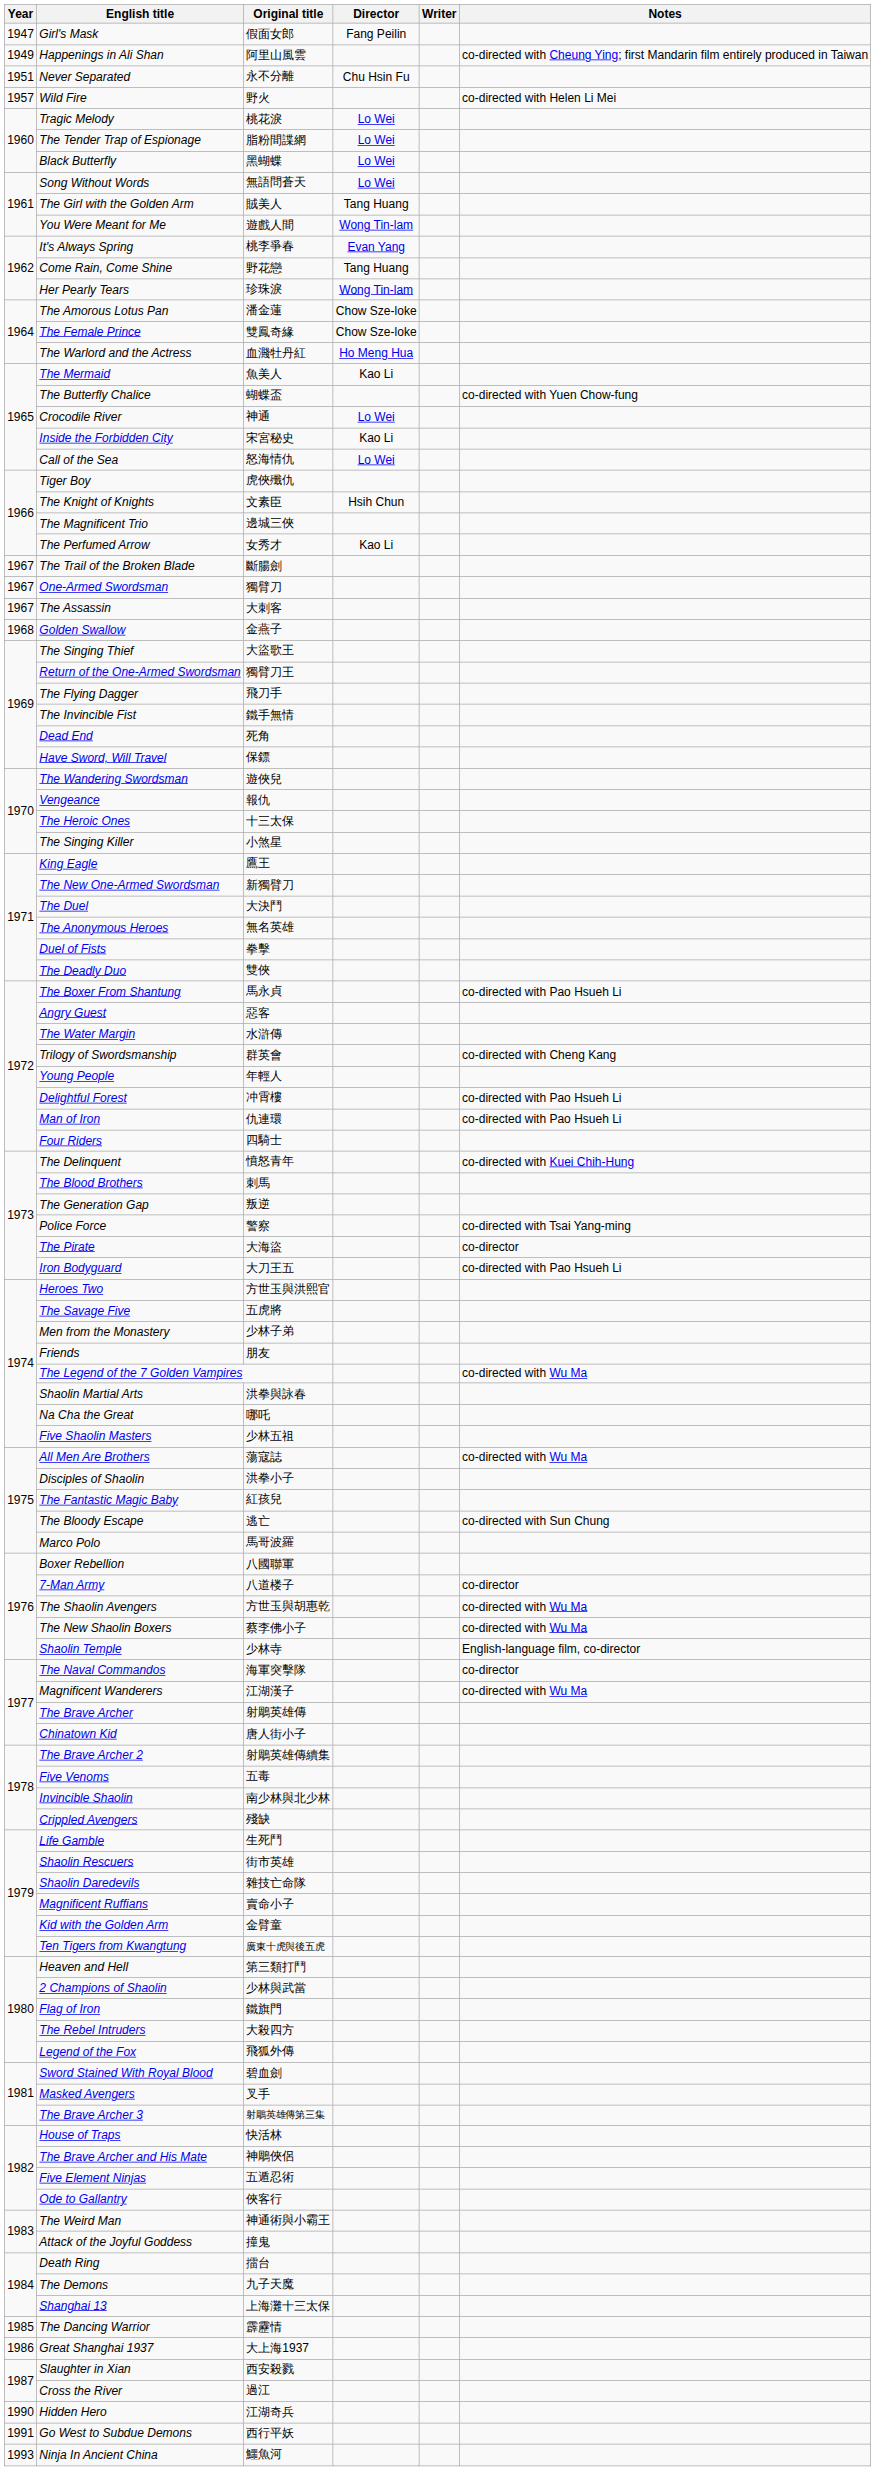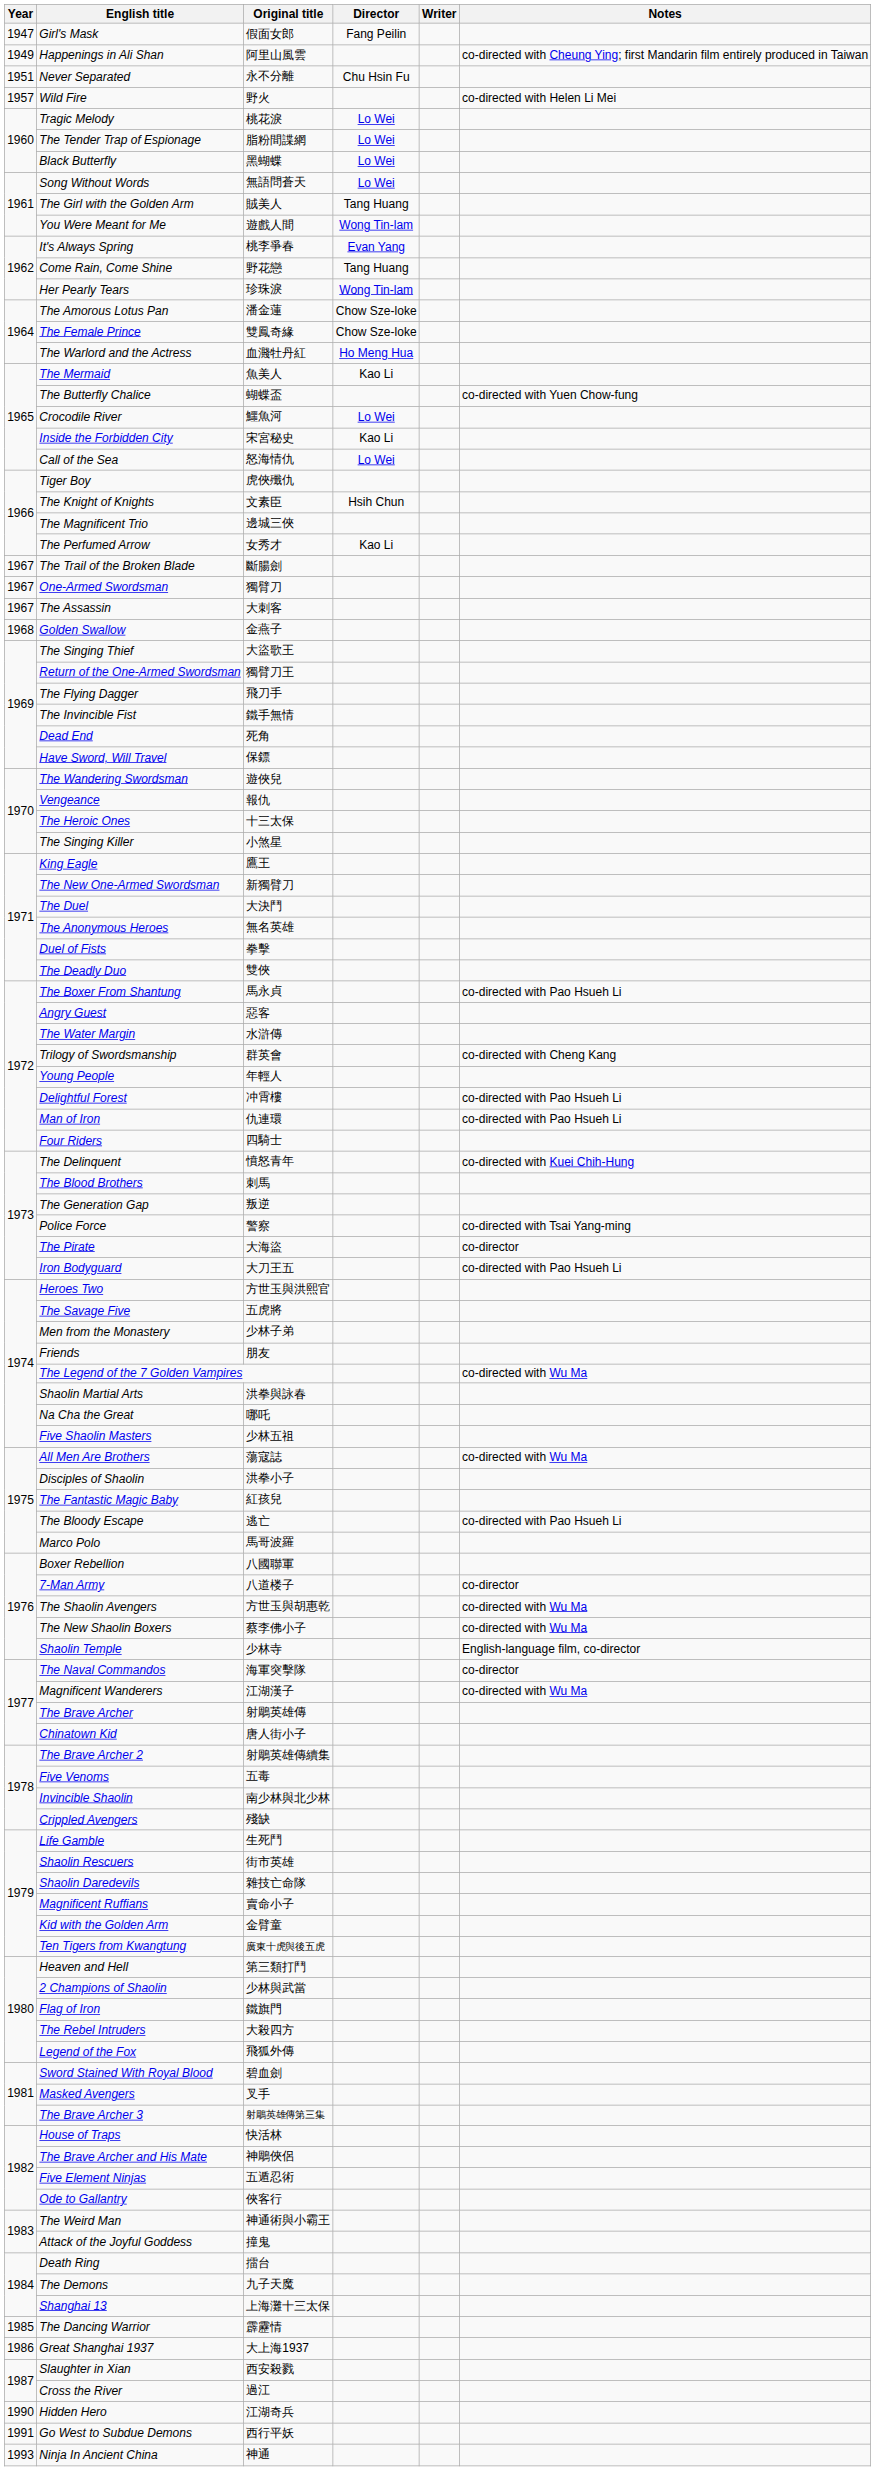(258, 416) 神通 -> (264, 416) 鱷魚河
(536, 1521) co-directed with Sun Chung -> (542, 1521) co-directed with Pao Hsueh Li
(264, 2454) 鱷魚河 -> (258, 2454) 神通
